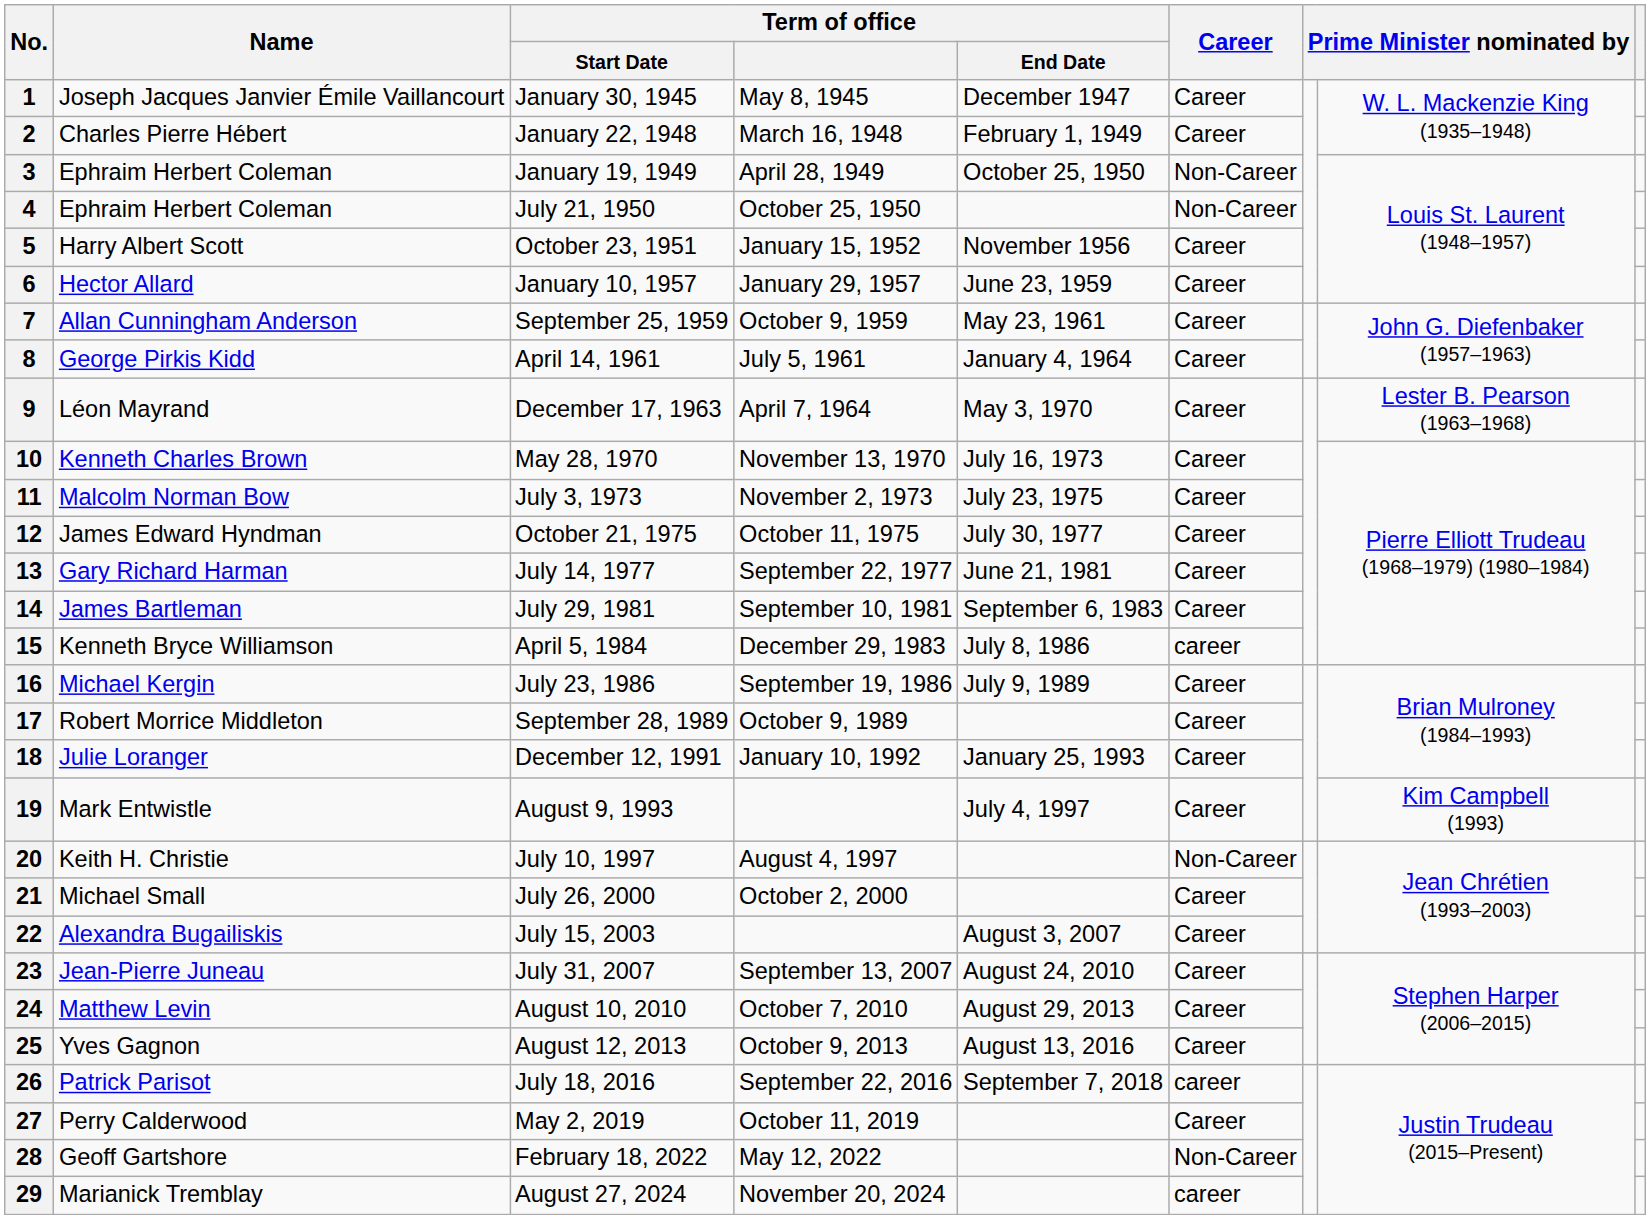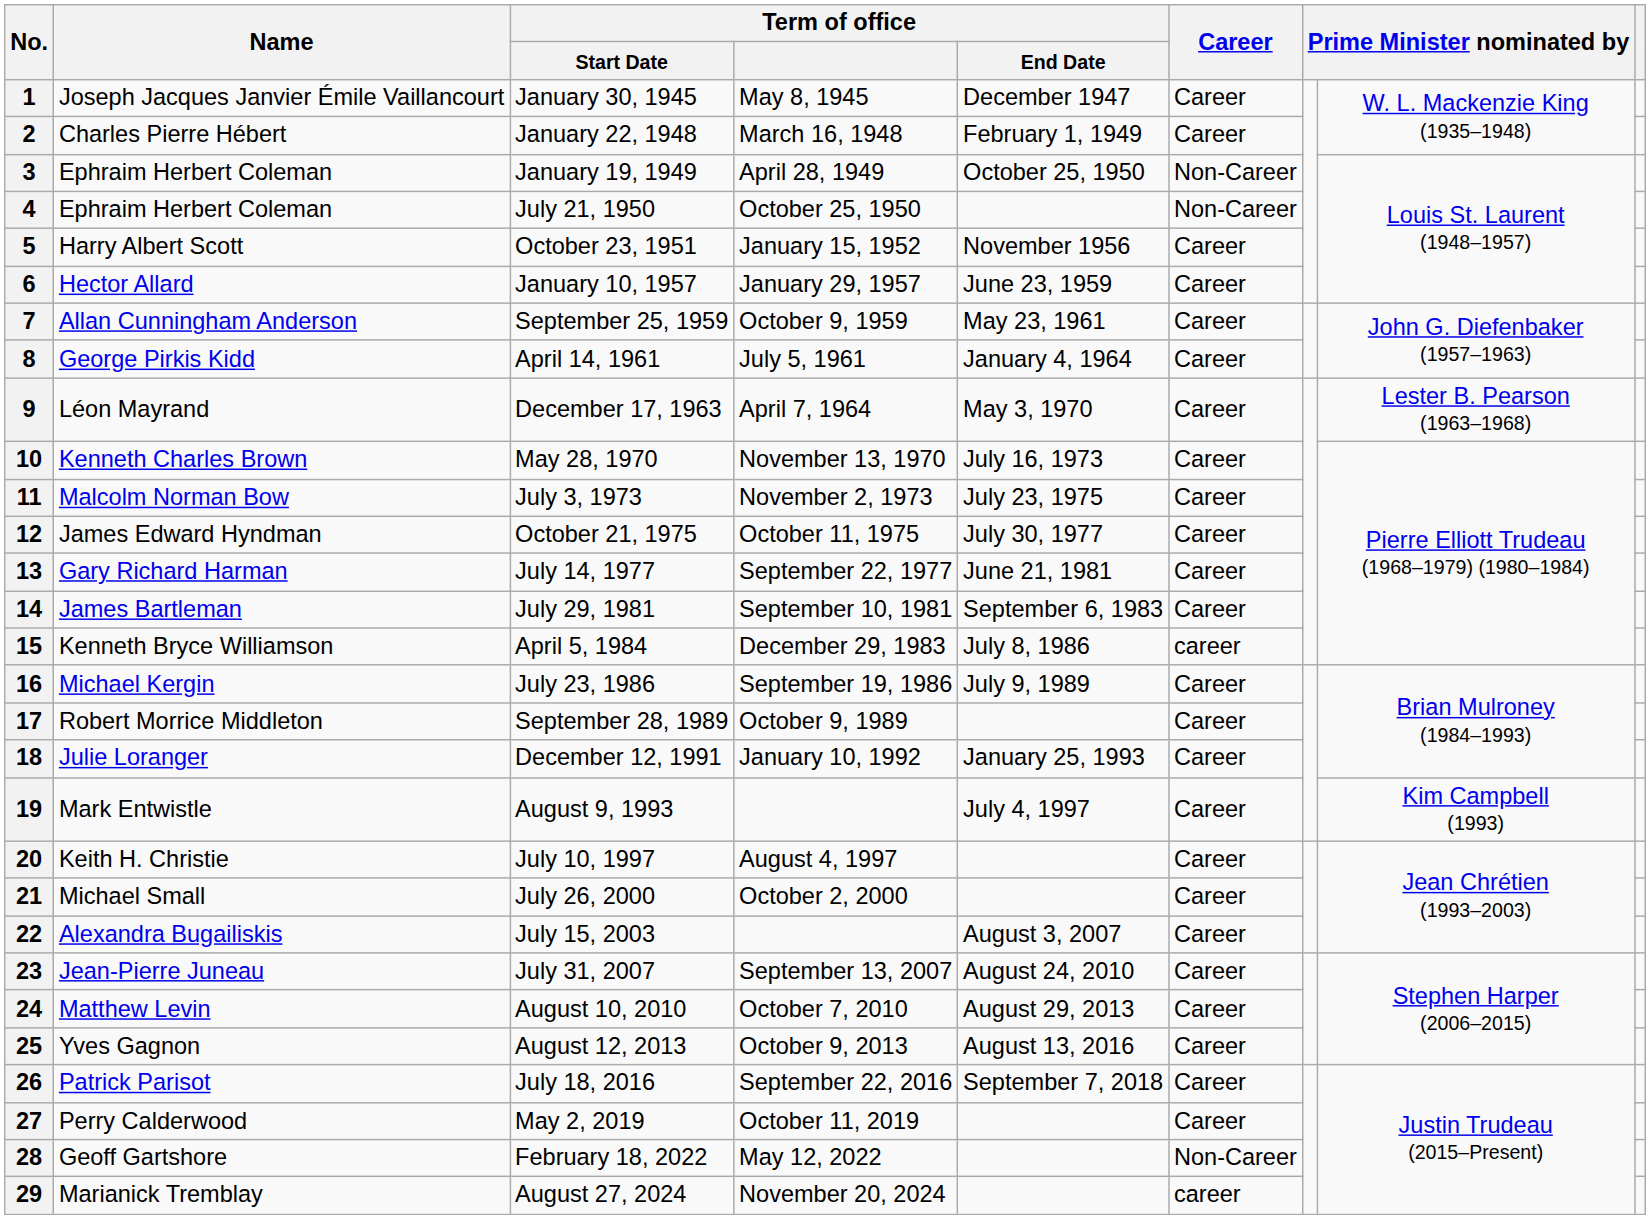(1235, 859) Non-Career -> (1210, 859) Career
(1207, 1083) career -> (1210, 1083) Career
